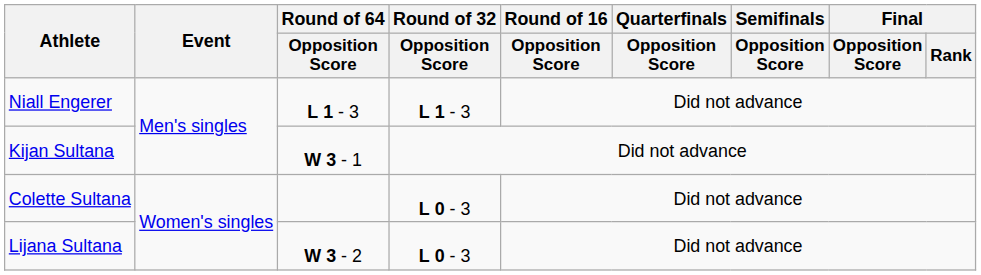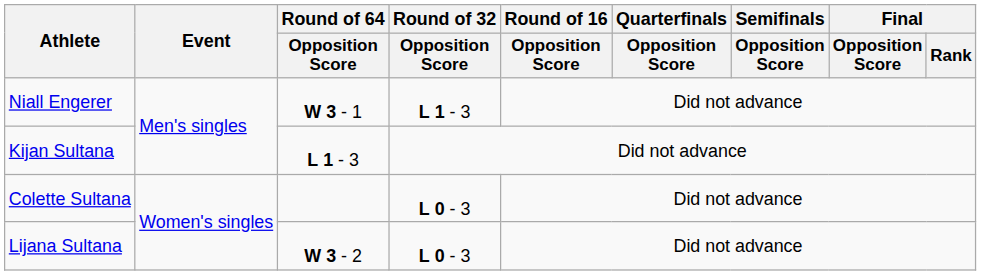(333, 112) L 1 - 3 -> (333, 112) W 3 - 1
(333, 160) W 3 - 1 -> (333, 160) L 1 - 3
